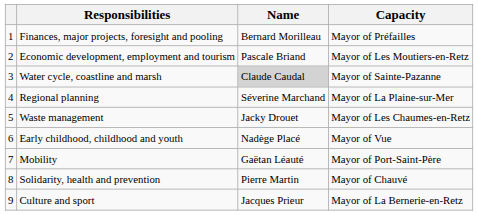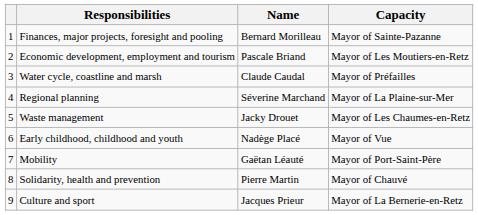(373, 36) Mayor of Préfailles -> (386, 36) Mayor of Sainte-Pazanne
(273, 77) lightgrey background -> (273, 77) no background
(386, 77) Mayor of Sainte-Pazanne -> (373, 77) Mayor of Préfailles
